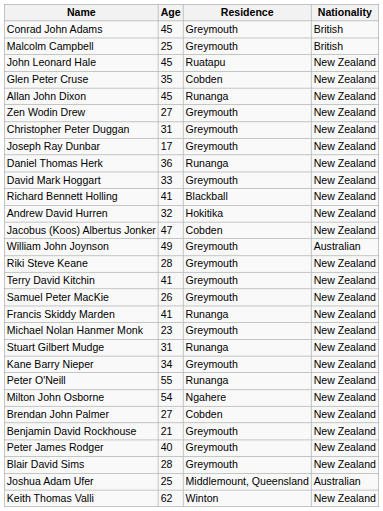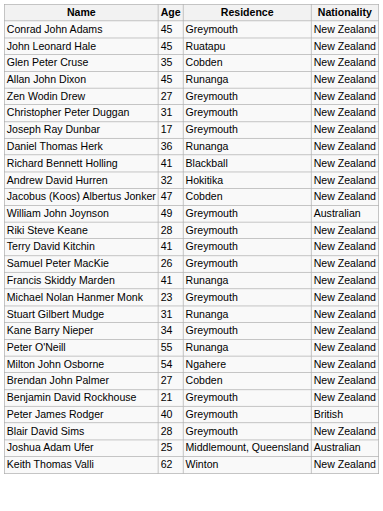(328, 29) British -> (345, 29) New Zealand
- row: (50, 46)
- row: (54, 180)
(345, 448) New Zealand -> (328, 414) British
